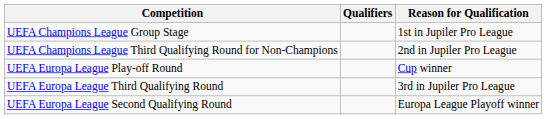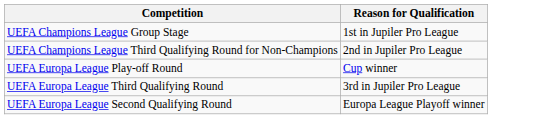- column: (368, 13)
